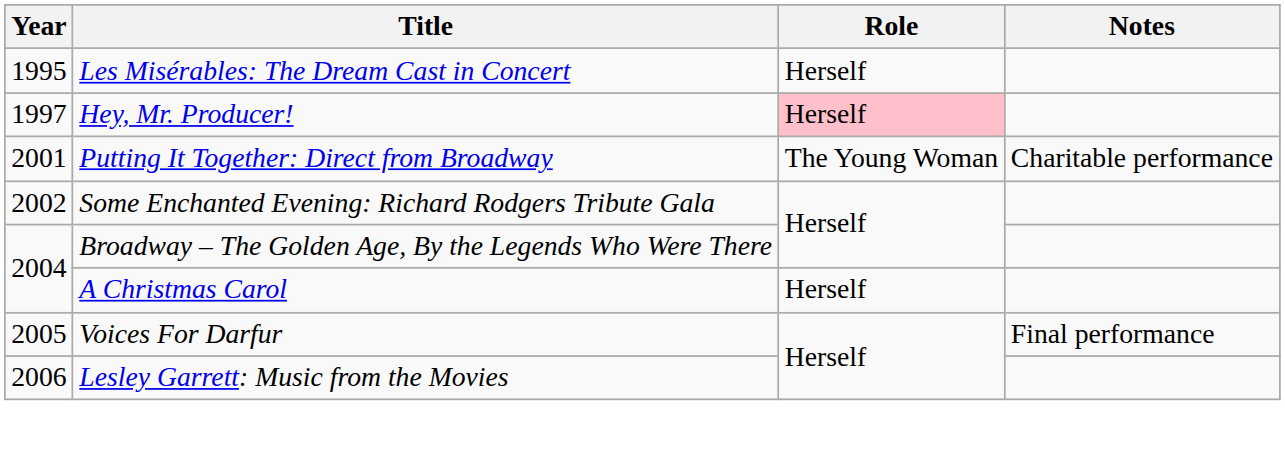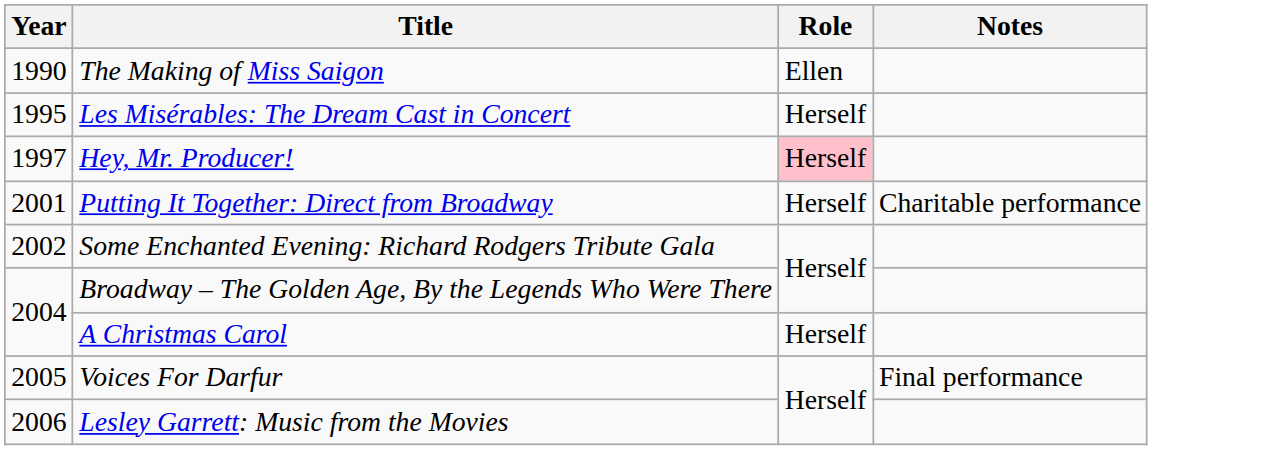+ row: (232, 70)
(891, 158) The Young Woman -> (826, 202) Herself
